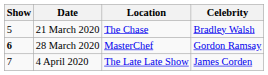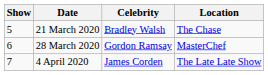columns swapped: (227, 12) <-> (146, 12)
(9, 45) bold -> (9, 45) normal
